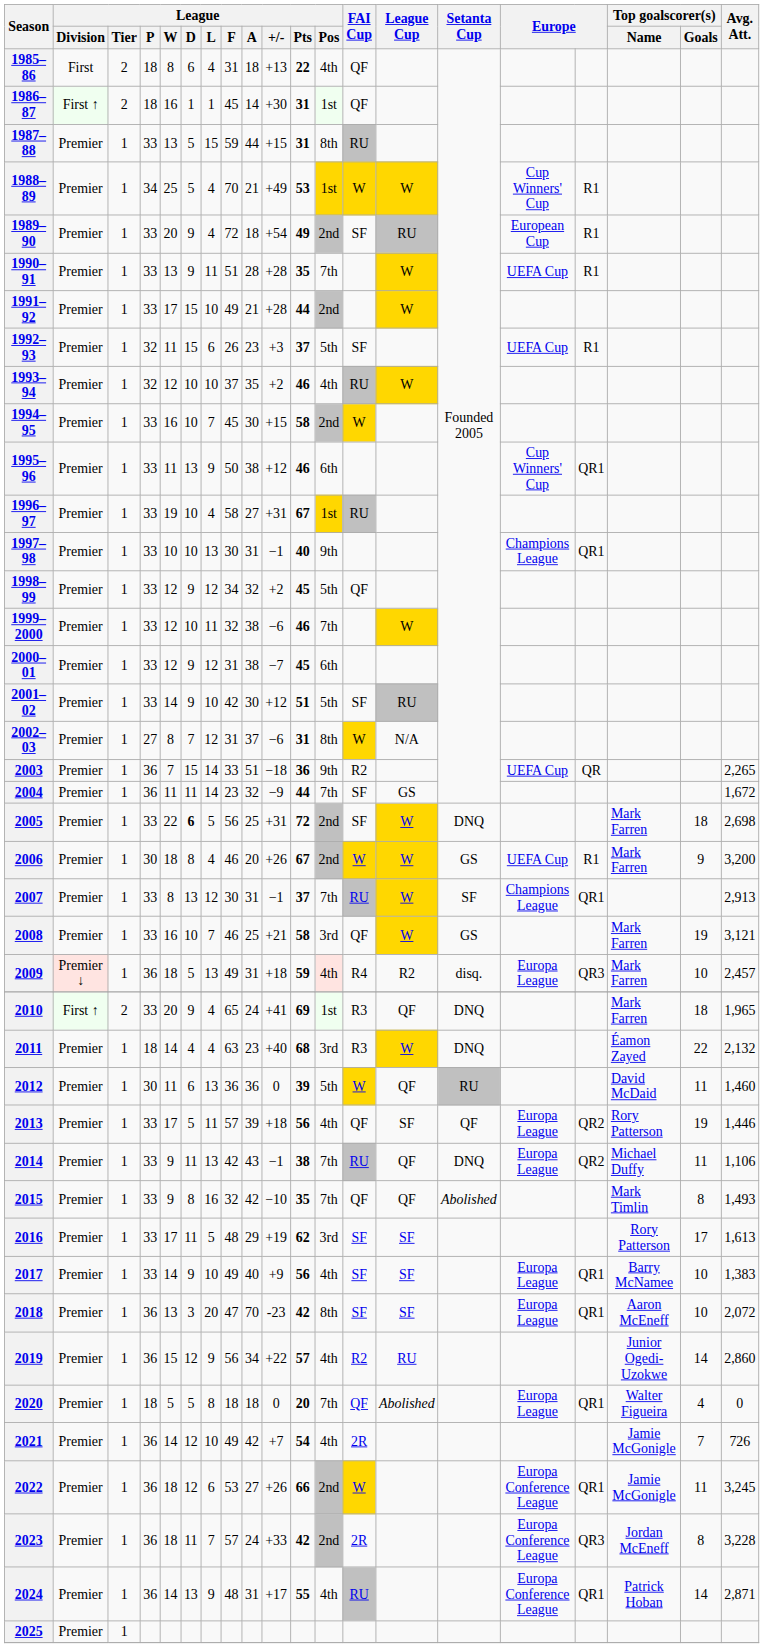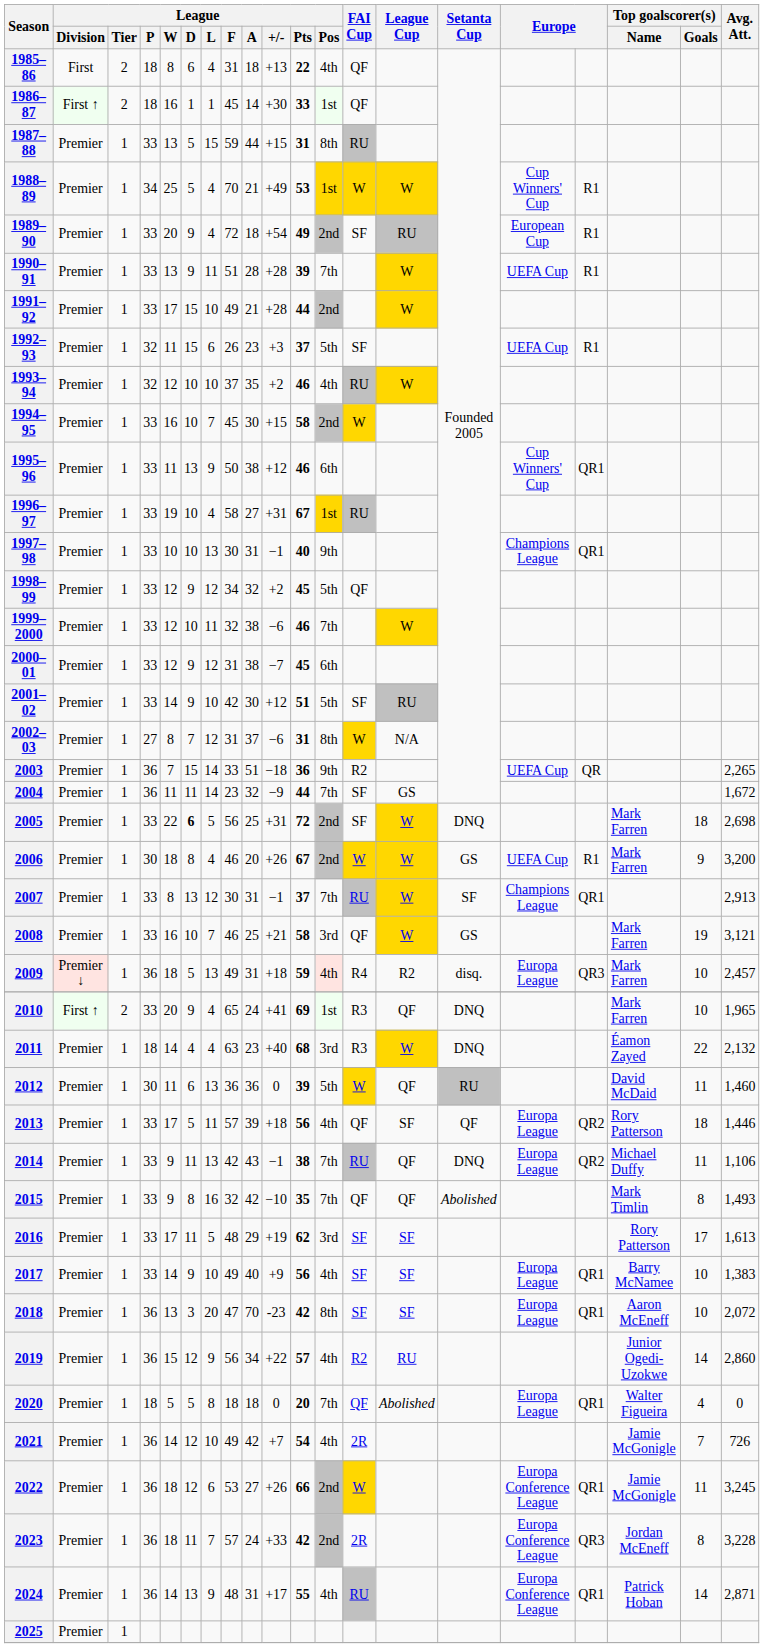(303, 105) 31 -> (303, 105) 33
(303, 271) 35 -> (303, 271) 39
(701, 1010) 18 -> (701, 1010) 10
(701, 1124) 19 -> (701, 1124) 18
